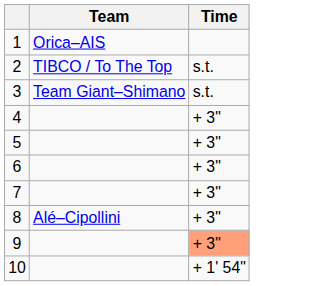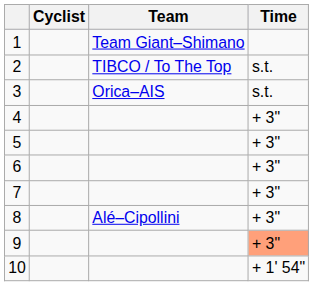+ column: (59, 17)
(69, 42) Orica–AIS -> (168, 42) Team Giant–Shimano
(109, 92) Team Giant–Shimano -> (128, 92) Orica–AIS
